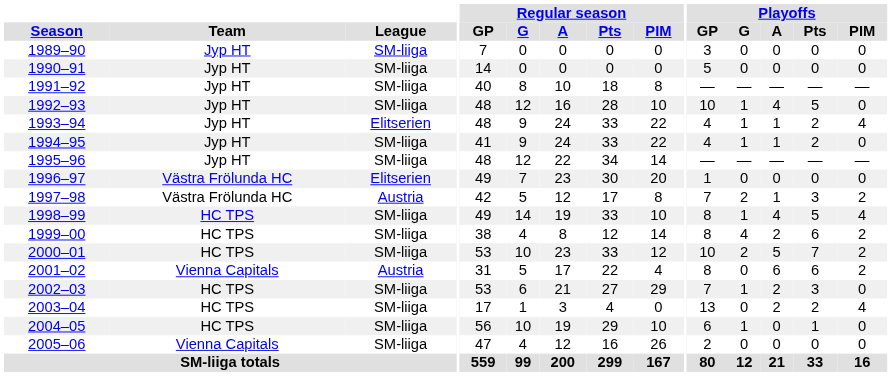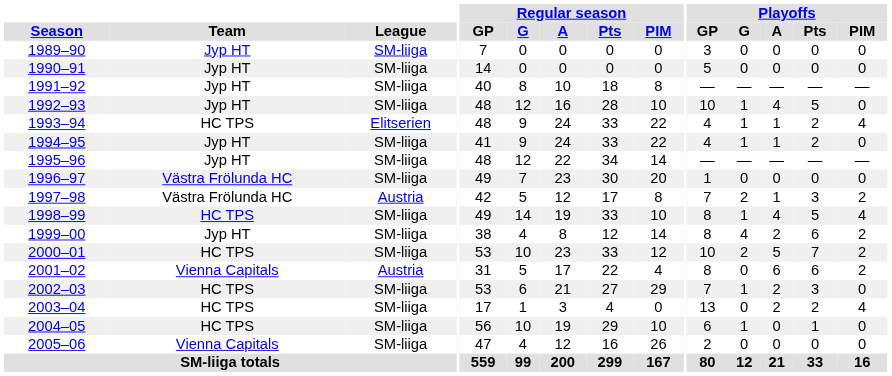(227, 123) Jyp HT -> (227, 123) HC TPS
(401, 178) Elitserien -> (401, 178) SM-liiga
(227, 234) HC TPS -> (227, 234) Jyp HT
